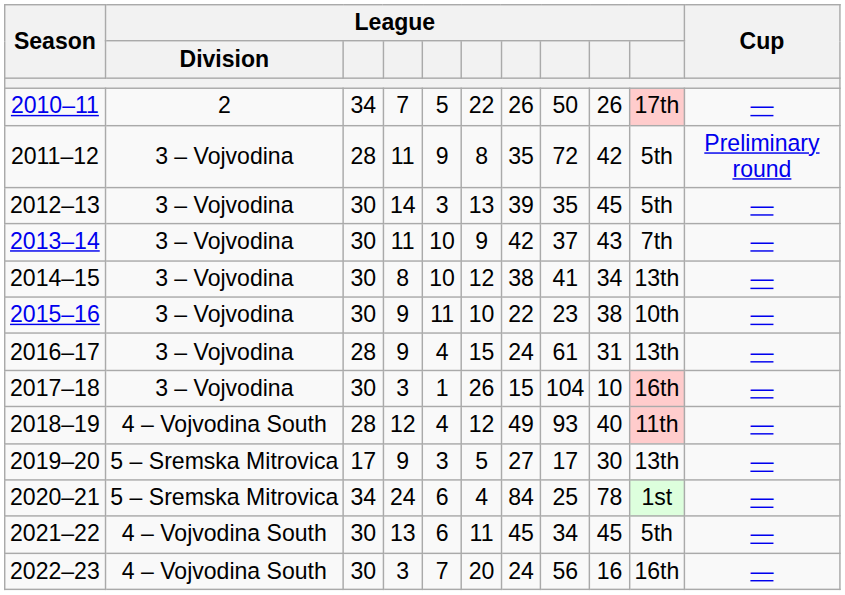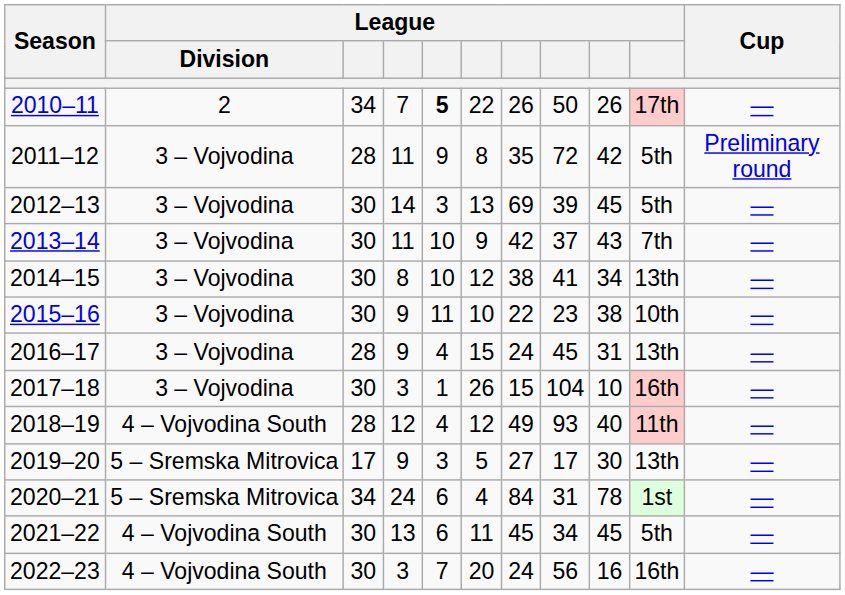(442, 106) normal -> (442, 106) bold
(521, 205) 39 -> (521, 205) 69
(565, 205) 35 -> (565, 205) 39
(565, 351) 61 -> (565, 351) 45
(565, 497) 25 -> (565, 497) 31
